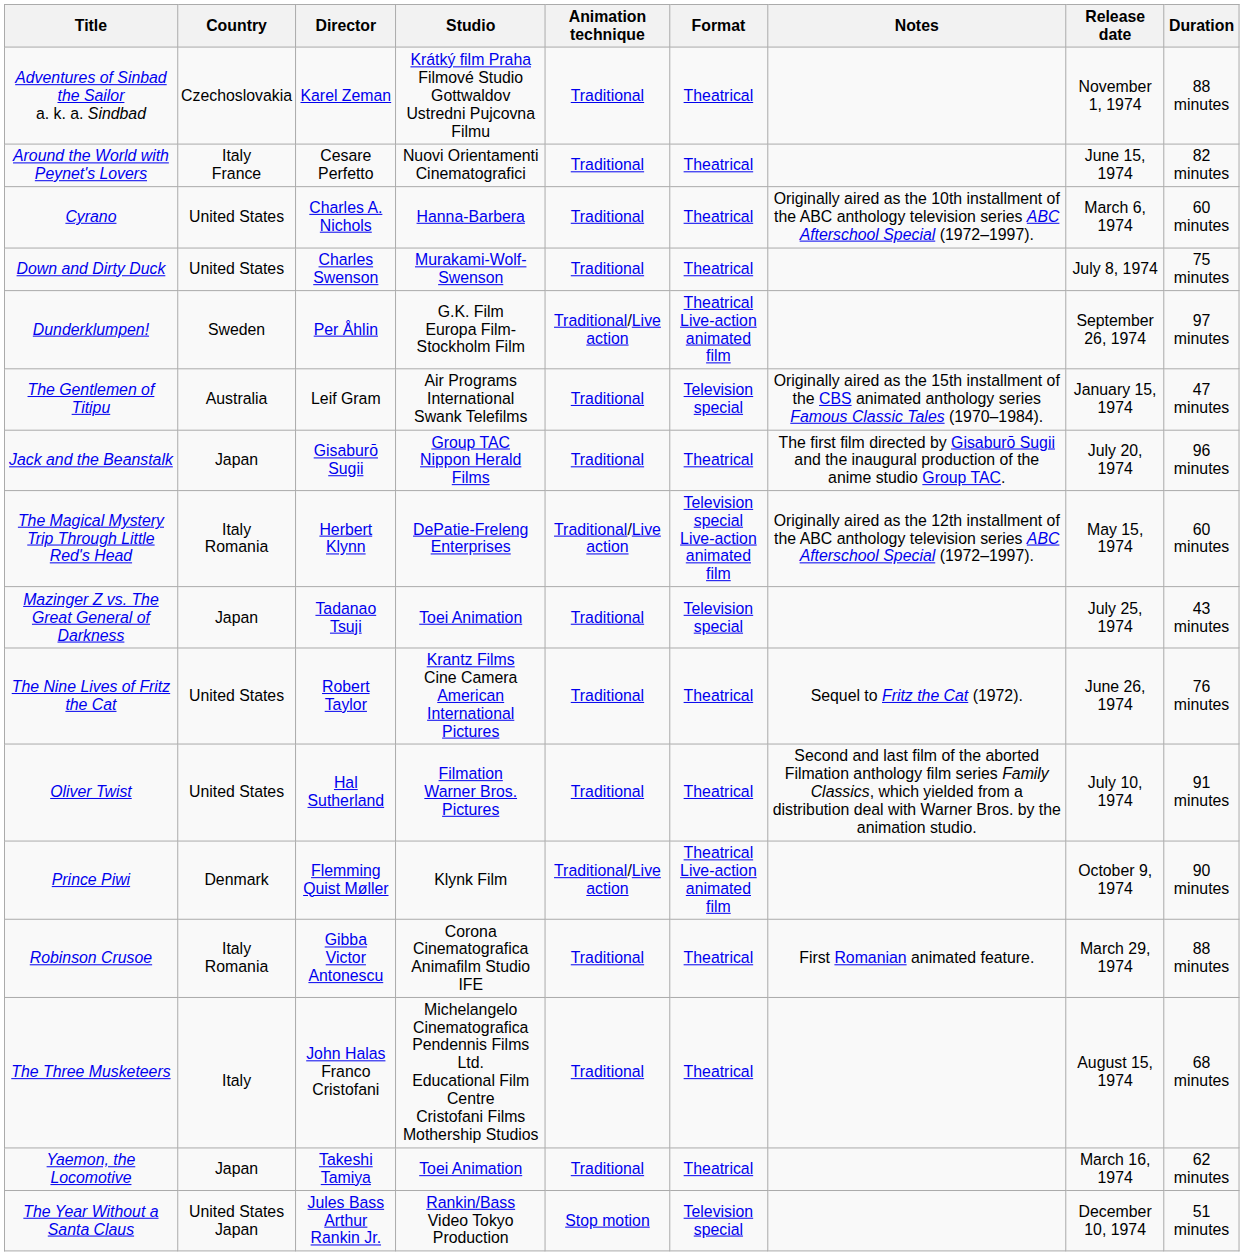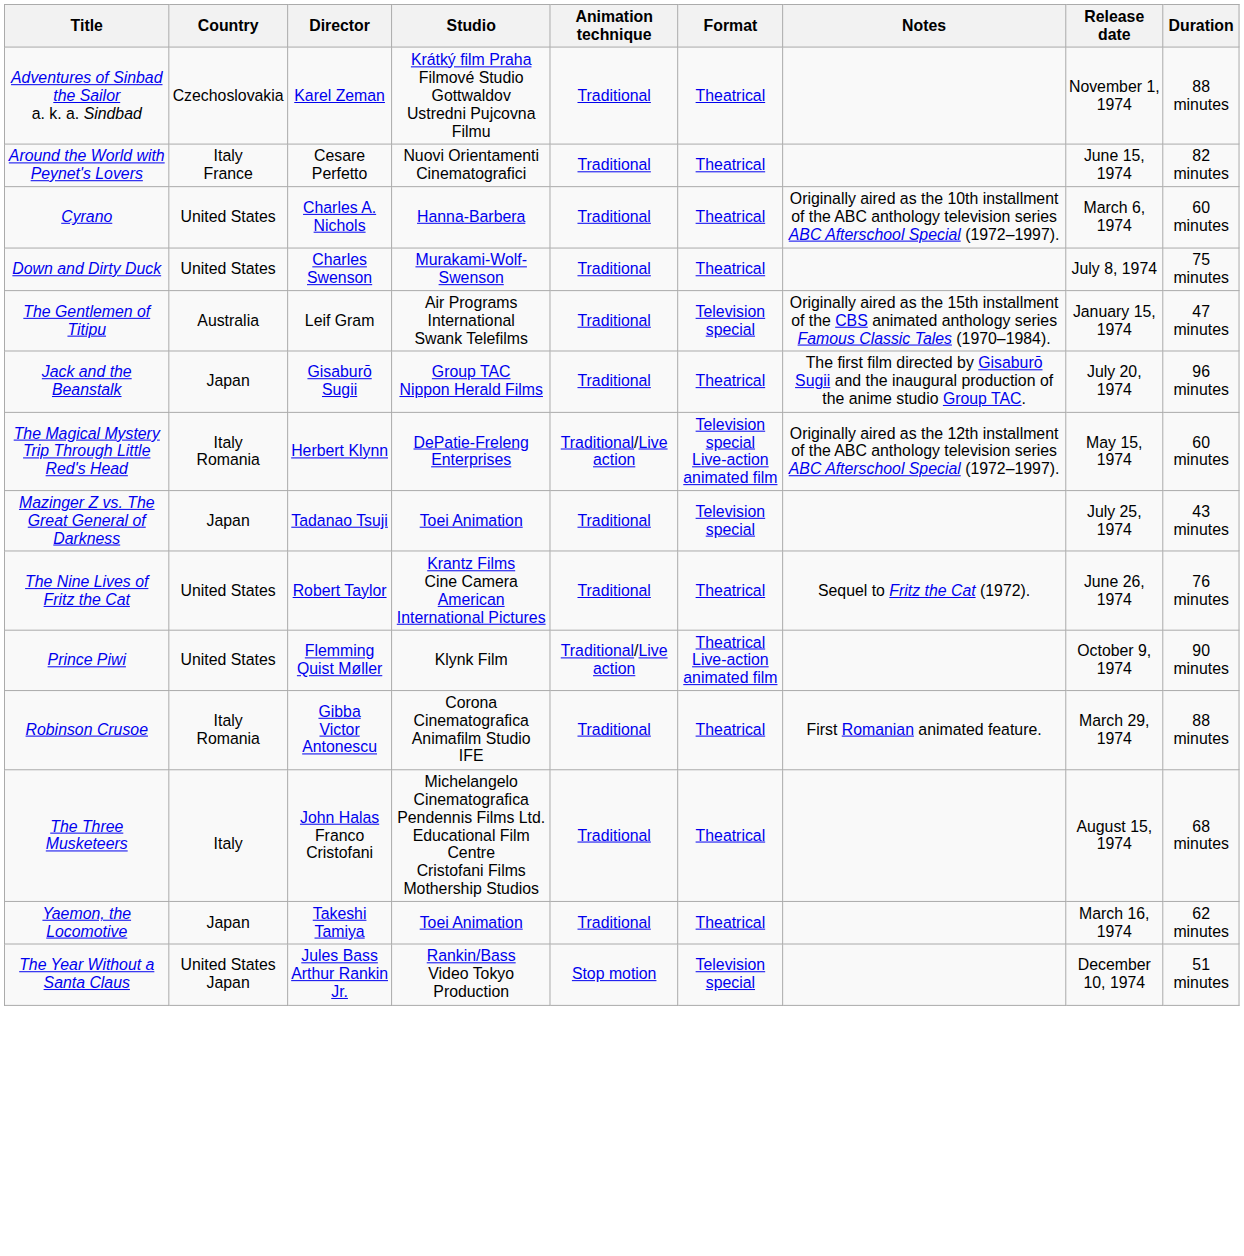- row: (91, 329)
- row: (91, 792)
(237, 879) Denmark -> (228, 660) United States
